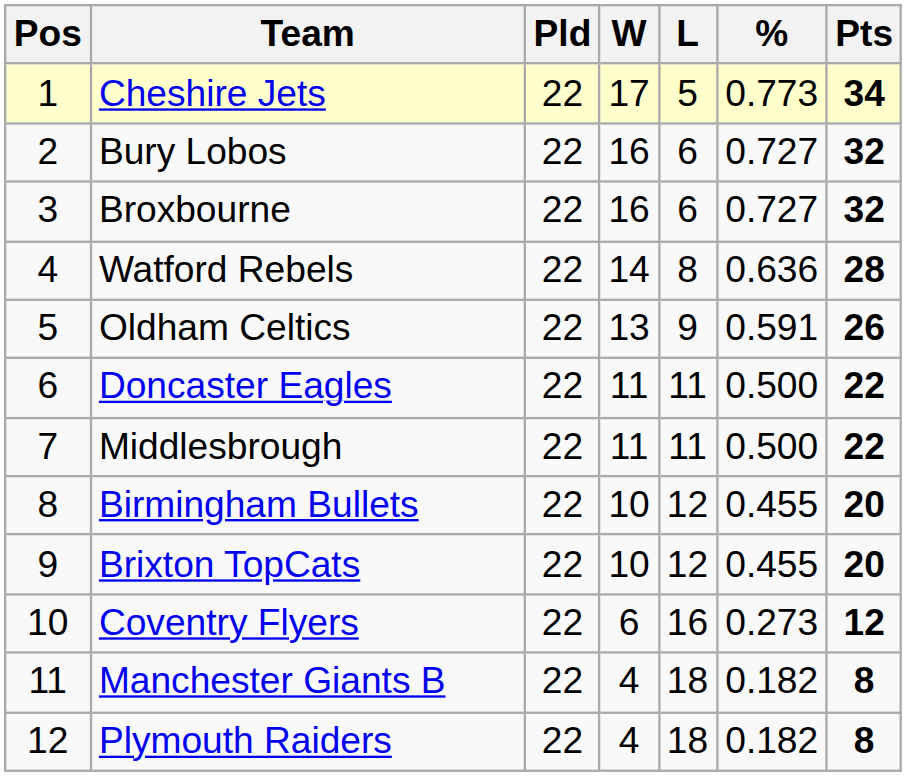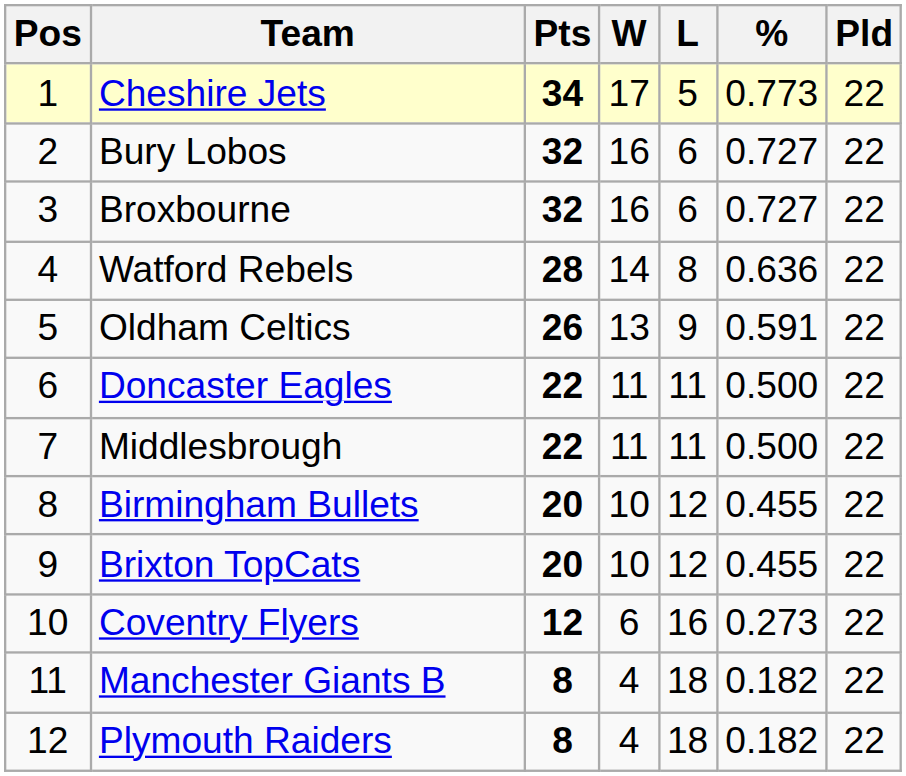columns swapped: (562, 33) <-> (864, 33)
